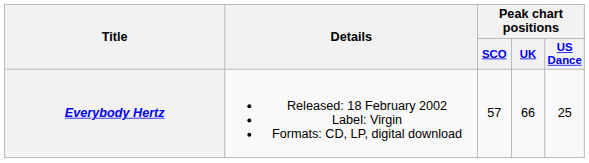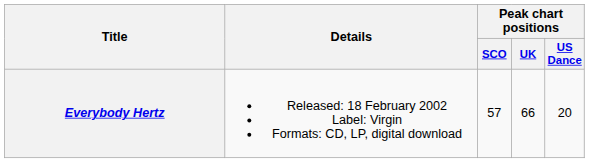(565, 113) 25 -> (565, 113) 20
